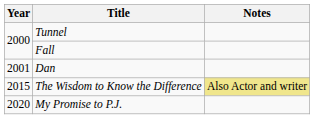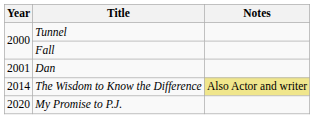(19, 86) 2015 -> (19, 86) 2014
